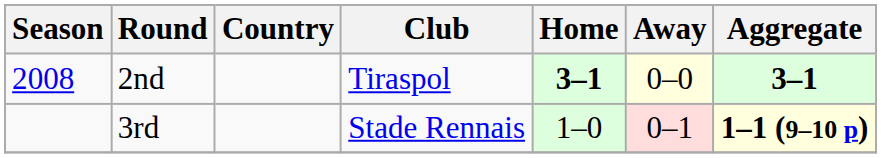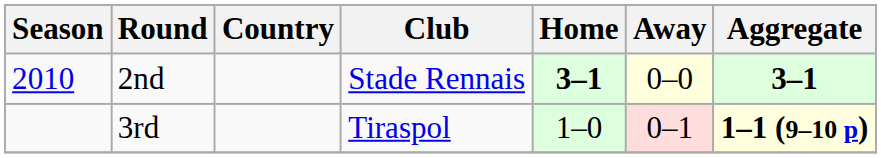(43, 78) 2008 -> (43, 78) 2010
(399, 78) Tiraspol -> (437, 78) Stade Rennais
(437, 127) Stade Rennais -> (399, 127) Tiraspol
